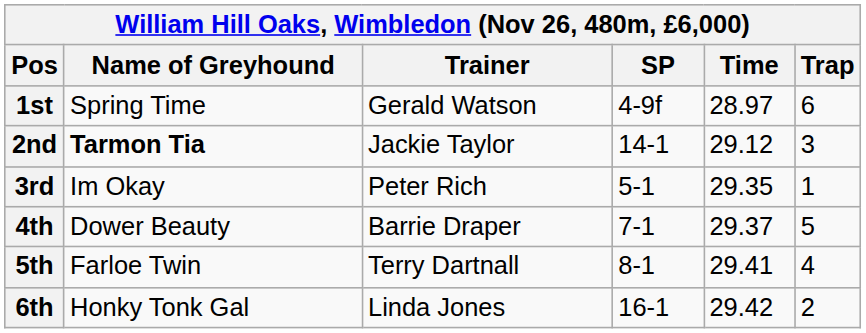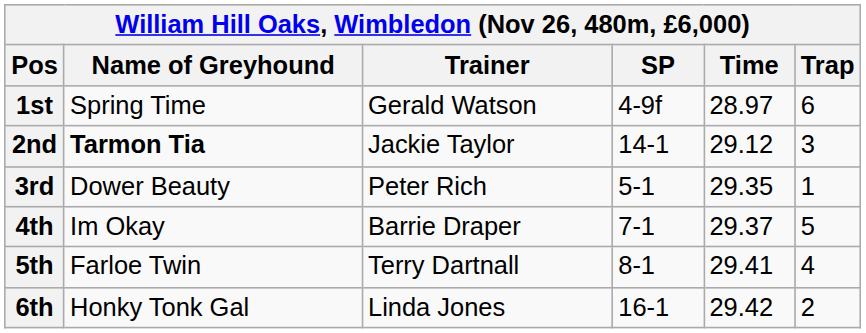(117, 186) Im Okay -> (150, 186) Dower Beauty
(150, 226) Dower Beauty -> (117, 226) Im Okay
